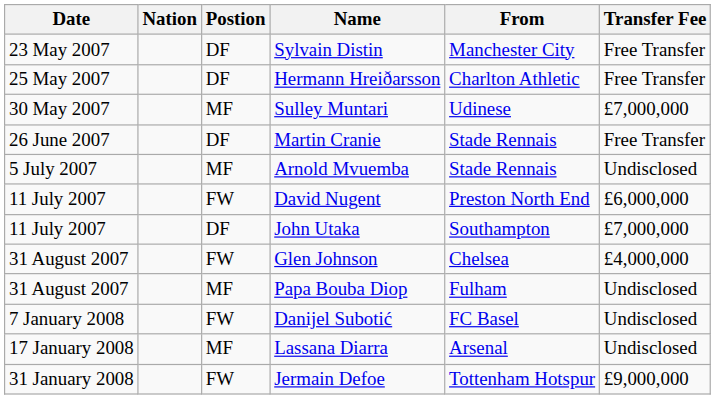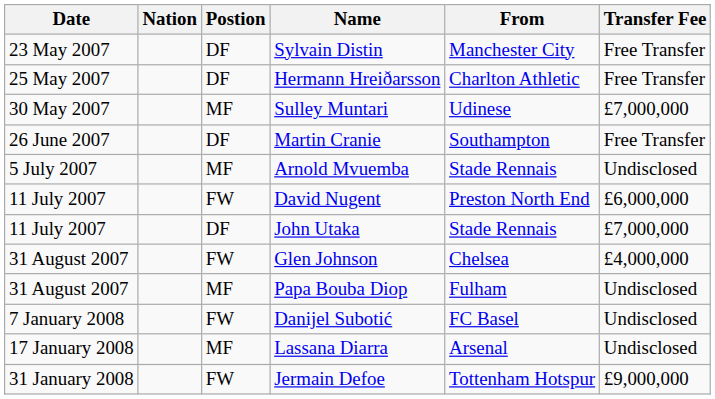(503, 139) Stade Rennais -> (499, 139) Southampton
(499, 229) Southampton -> (503, 229) Stade Rennais
